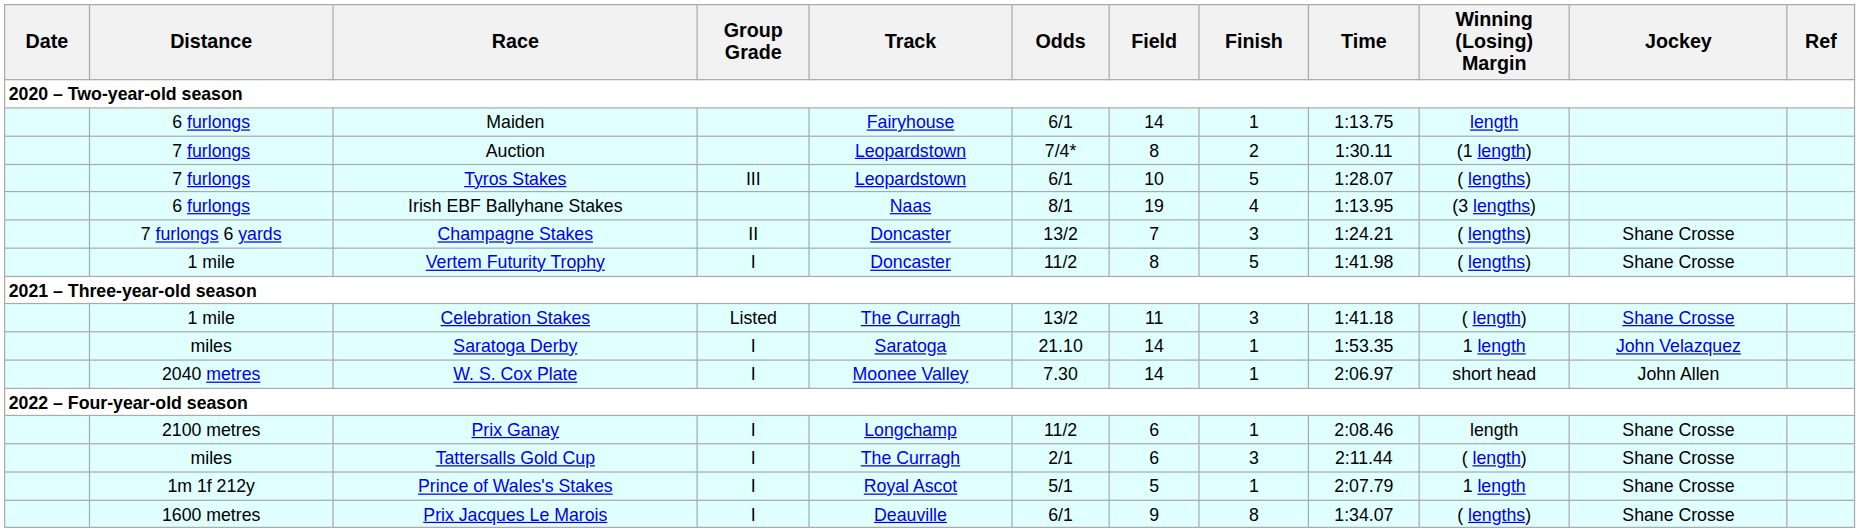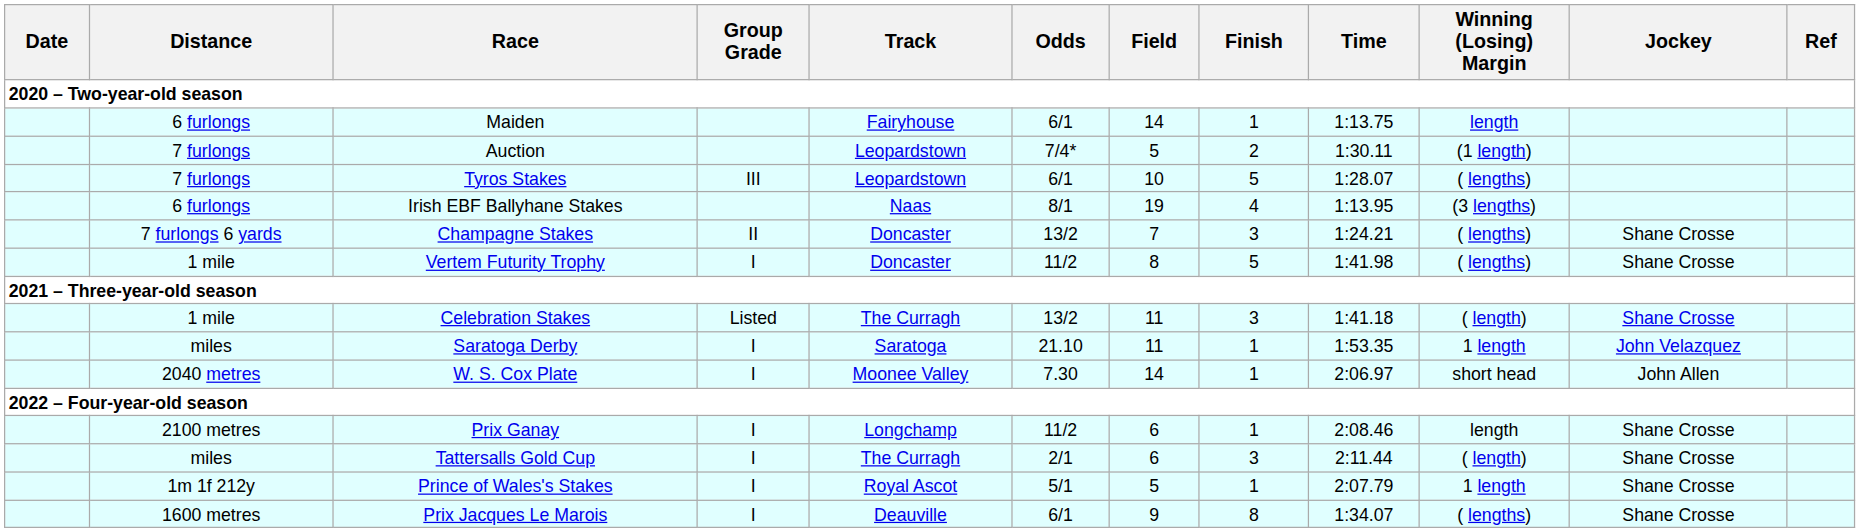(1154, 150) 8 -> (1154, 150) 5
(1154, 346) 14 -> (1154, 346) 11
